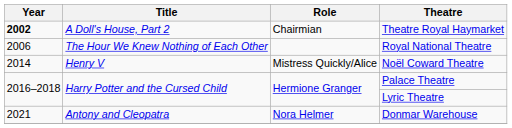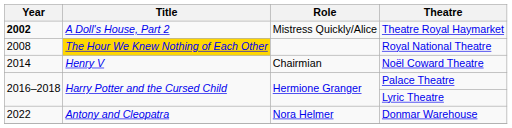(297, 30) Chairmian -> (325, 30) Mistress Quickly/Alice
(19, 47) 2006 -> (19, 47) 2008
(167, 47) no background -> (167, 47) gold background
(325, 64) Mistress Quickly/Alice -> (297, 64) Chairmian
(19, 115) 2021 -> (19, 115) 2022
